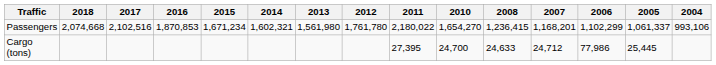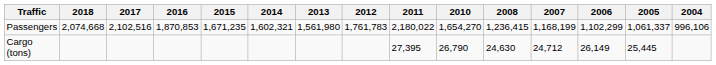(224, 27) 1,671,234 -> (224, 27) 1,671,235
(366, 27) 1,761,780 -> (366, 27) 1,761,783
(554, 27) 1,168,201 -> (554, 27) 1,168,199
(692, 27) 993,106 -> (692, 27) 996,106
(453, 47) 24,700 -> (453, 47) 26,790
(501, 47) 24,633 -> (501, 47) 24,630
(595, 47) 77,986 -> (595, 47) 26,149
